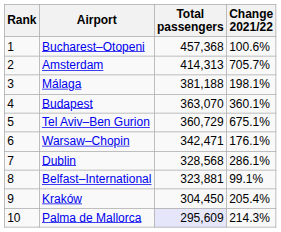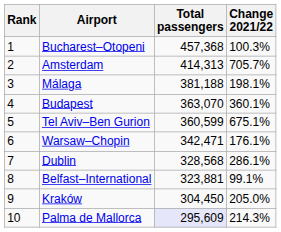(250, 46) 100.6% -> (250, 46) 100.3%
(202, 122) 360,729 -> (202, 122) 360,599
(250, 198) 205.4% -> (250, 198) 205.0%
